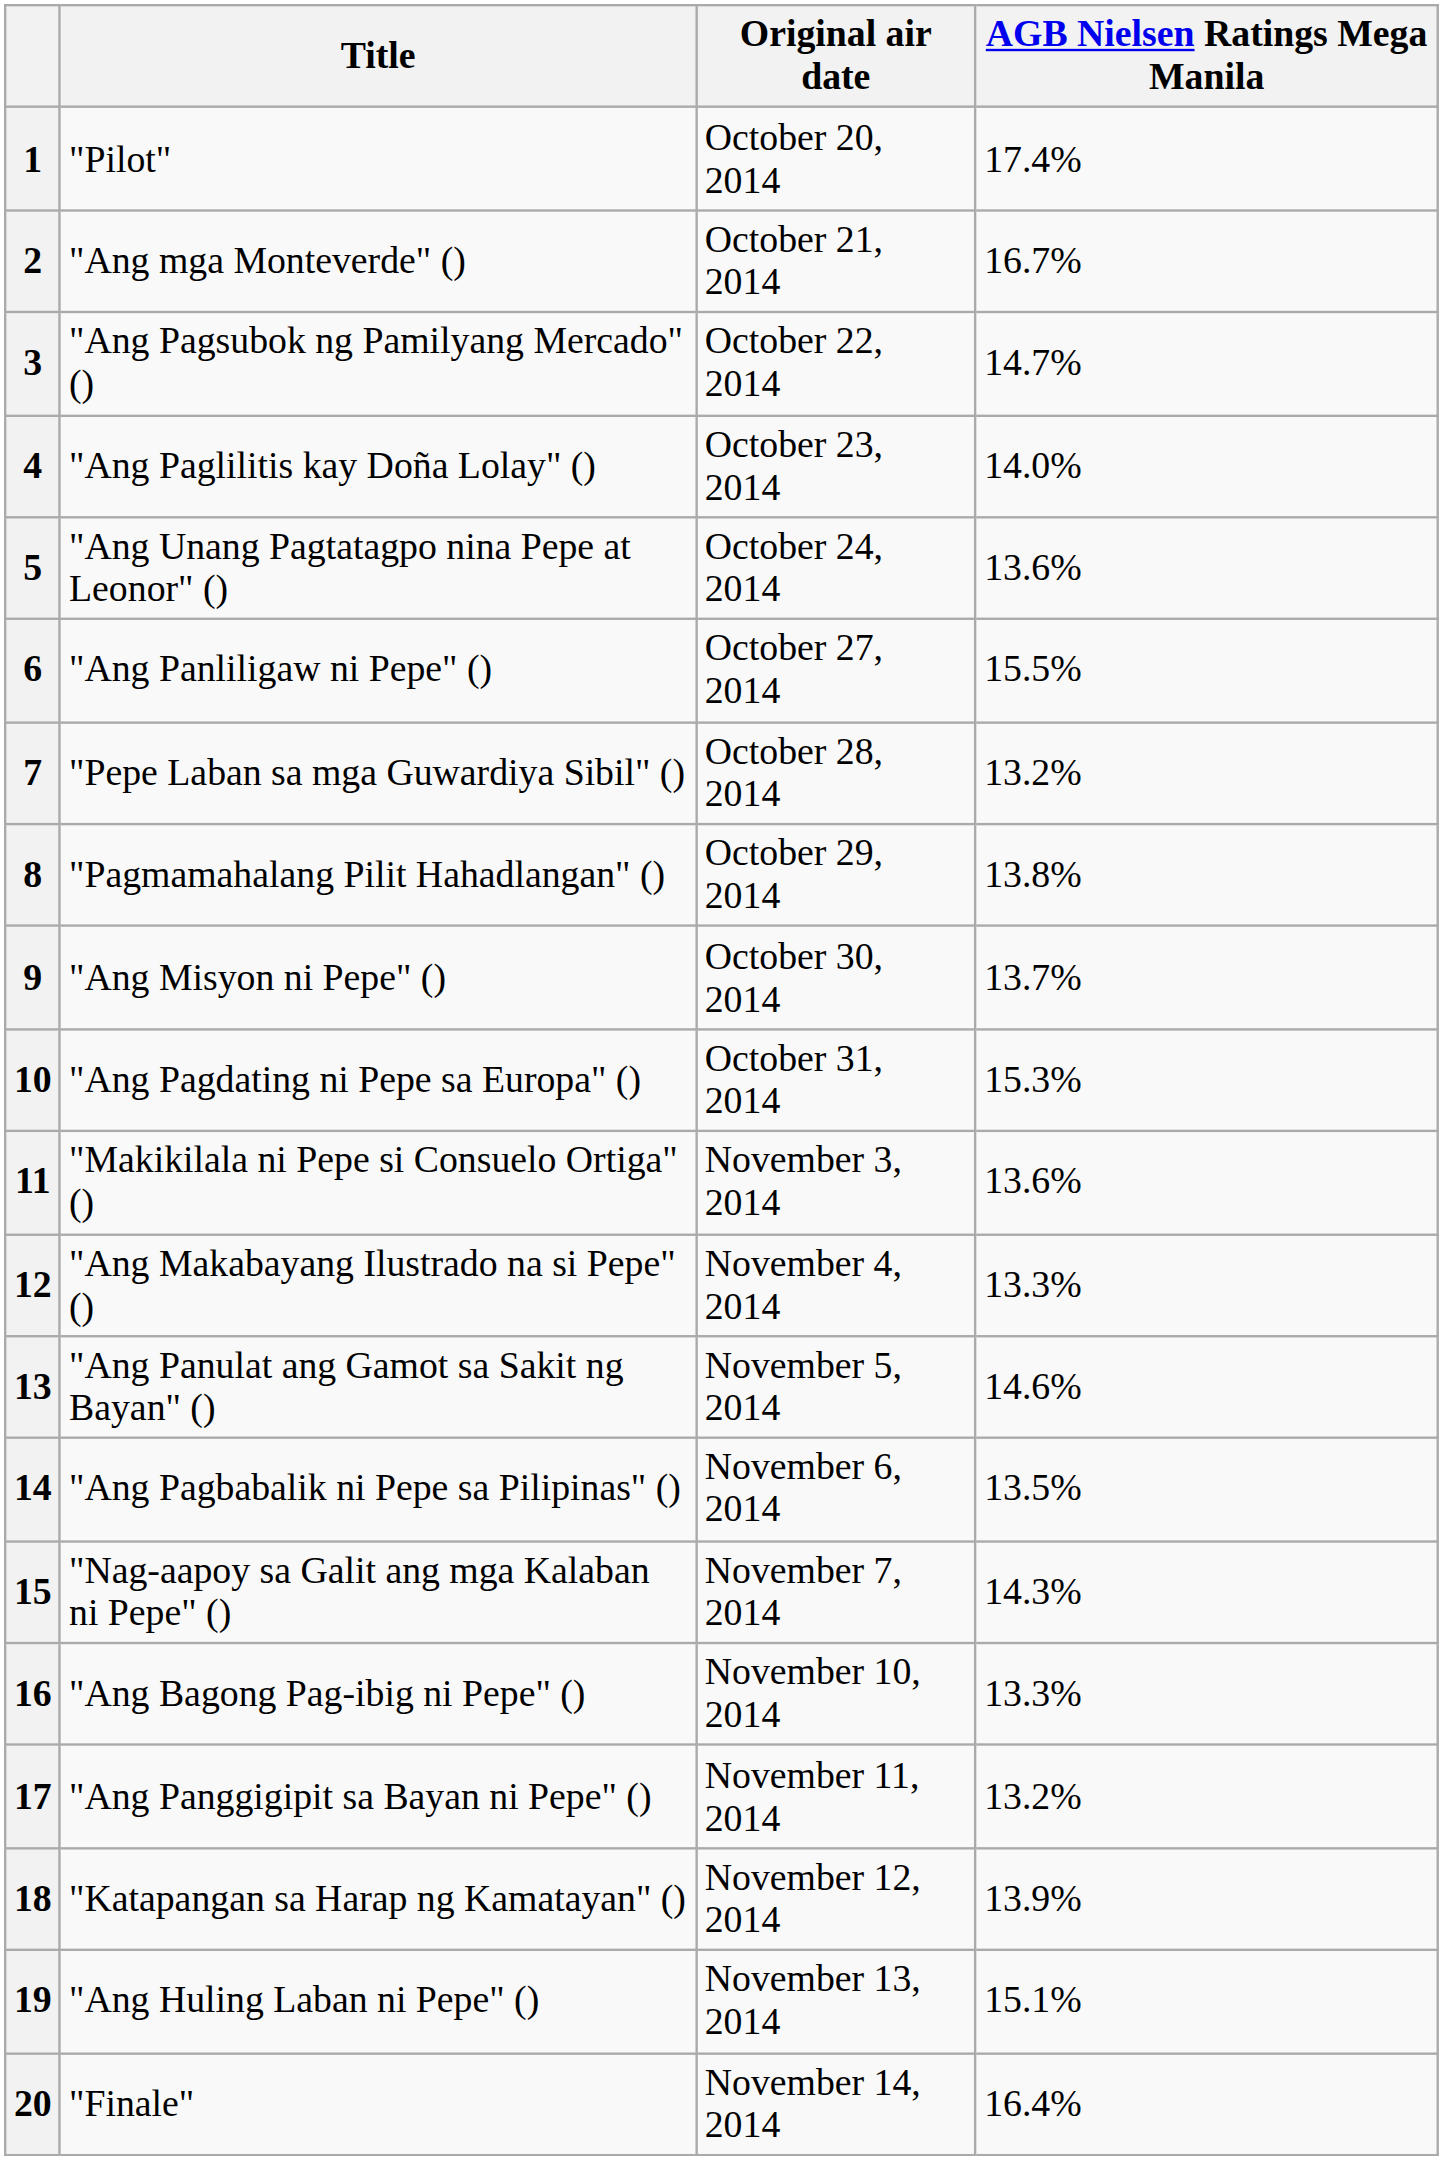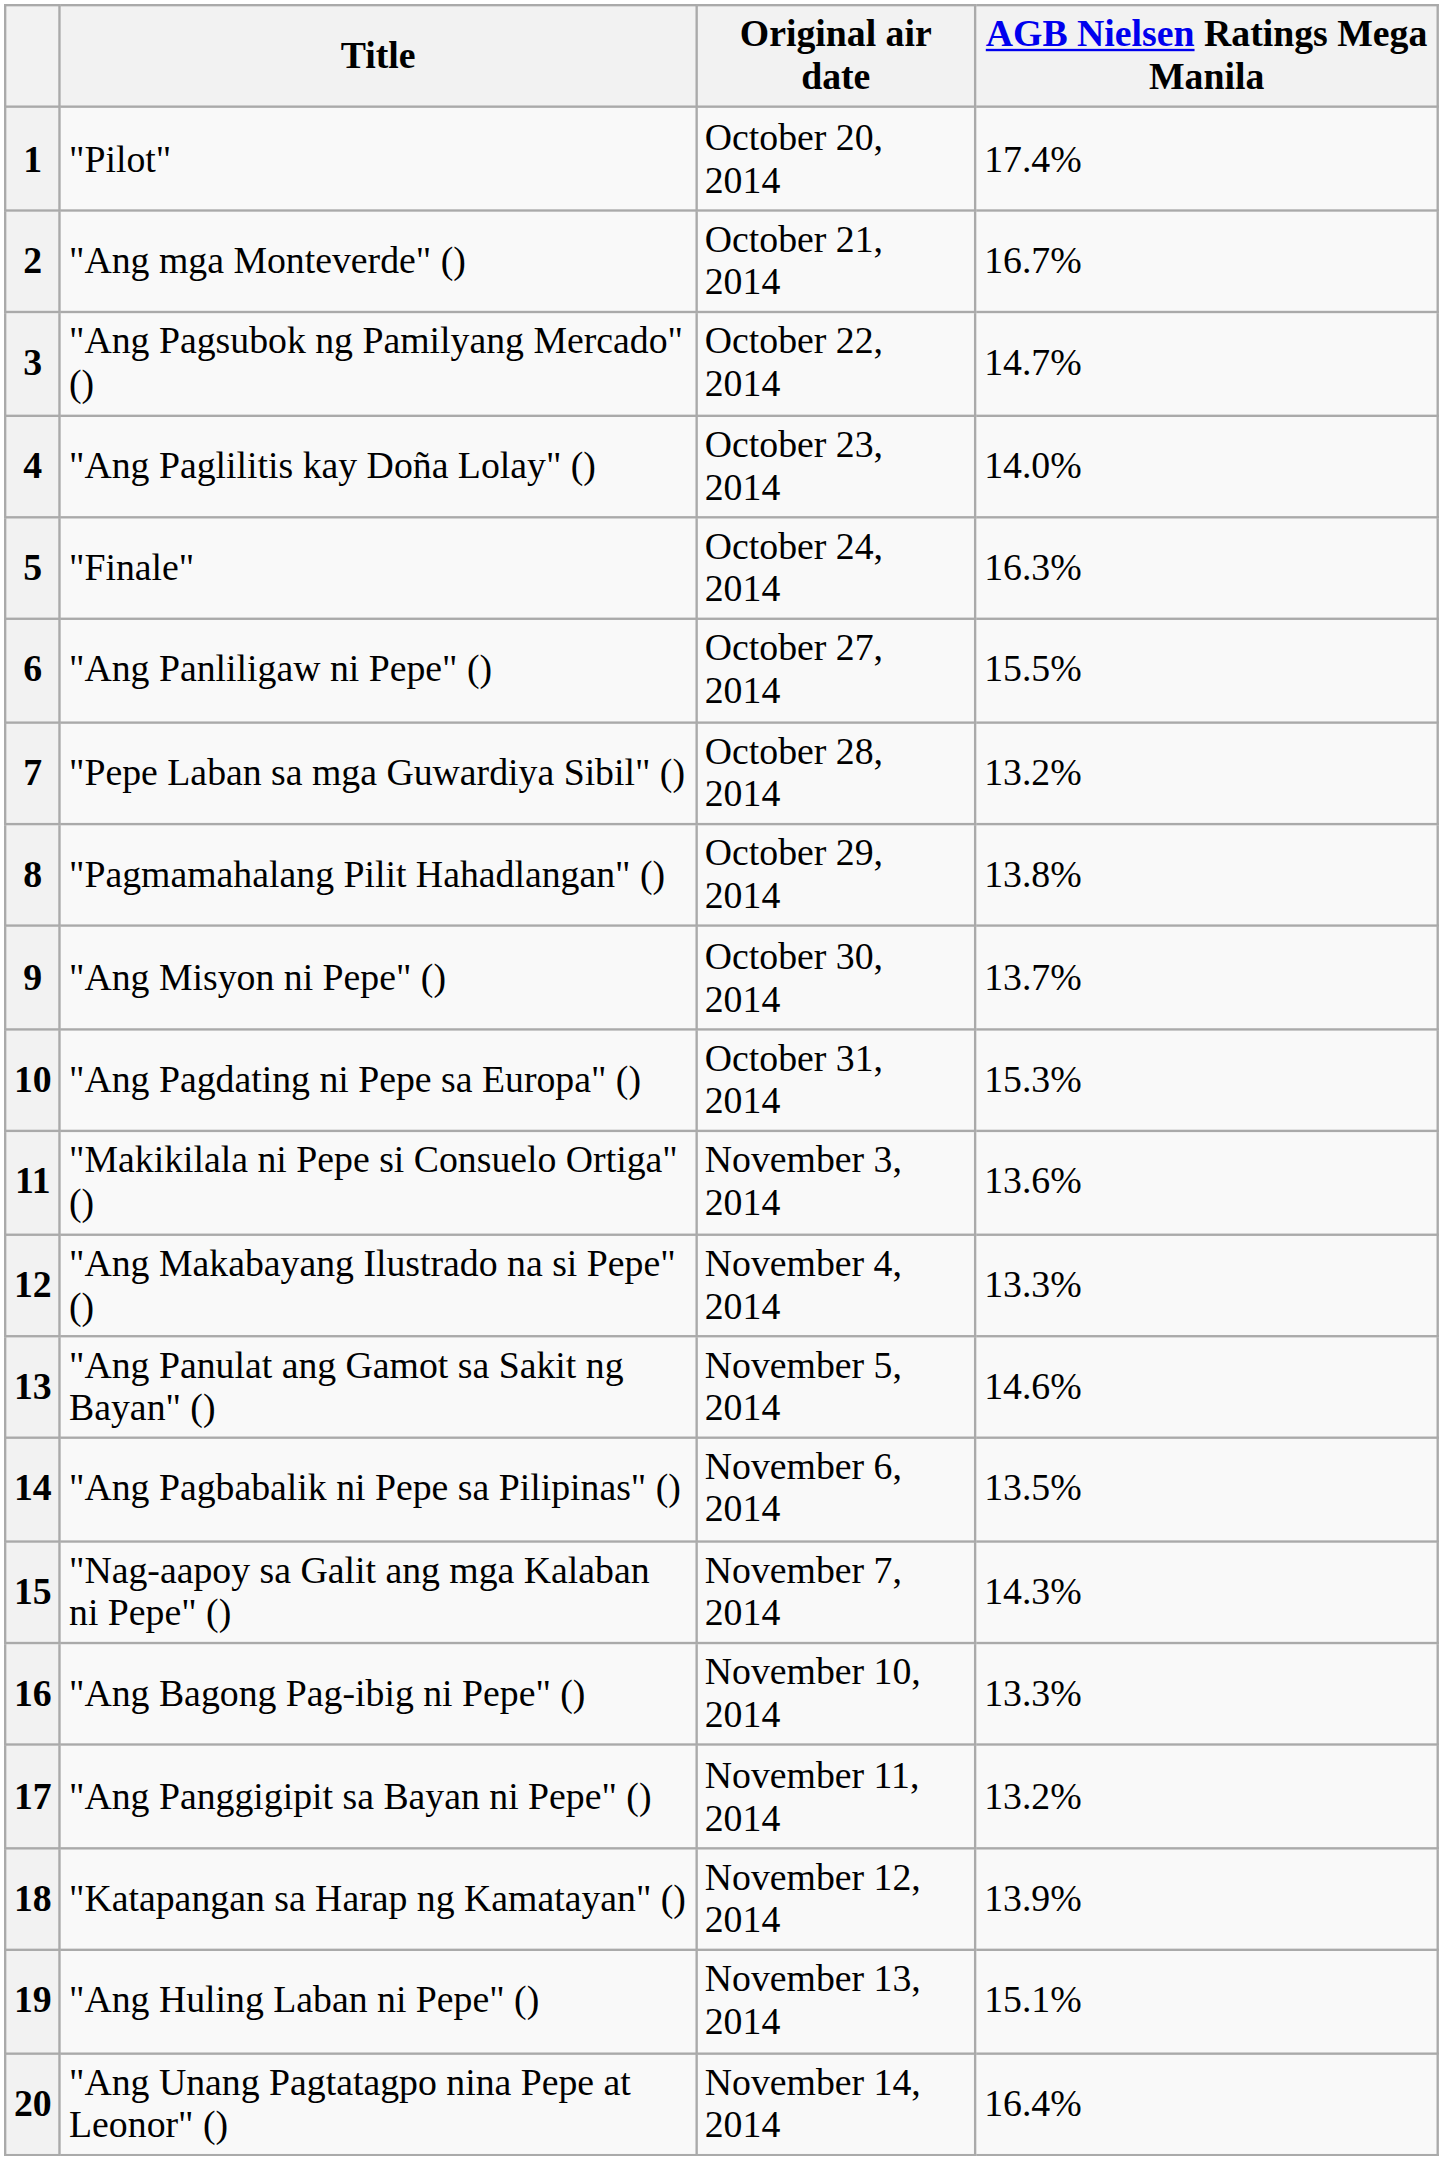(350, 567) "Ang Unang Pagtatagpo nina Pepe at Leonor" () -> (132, 567) "Finale"
(1033, 567) 13.6% -> (1033, 567) 16.3%
(132, 2102) "Finale" -> (350, 2102) "Ang Unang Pagtatagpo nina Pepe at Leonor" ()
